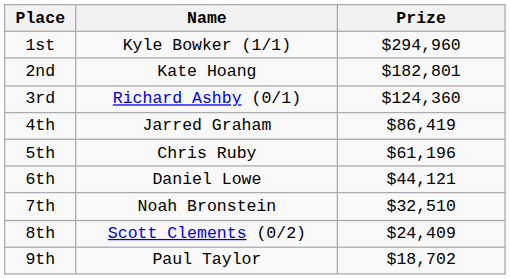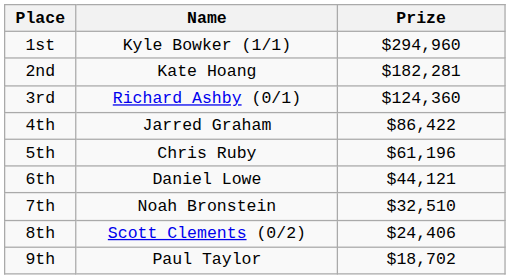(421, 72) $182,801 -> (421, 72) $182,281
(421, 126) $86,419 -> (421, 126) $86,422
(421, 233) $24,409 -> (421, 233) $24,406
